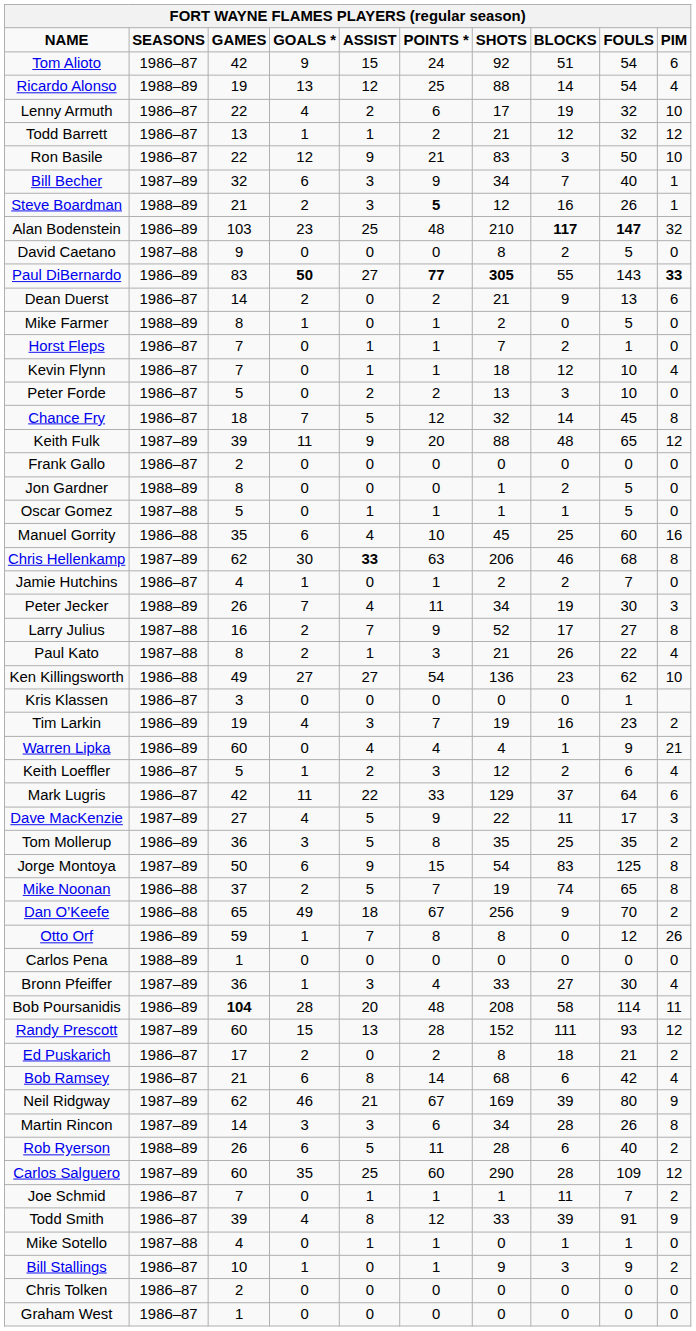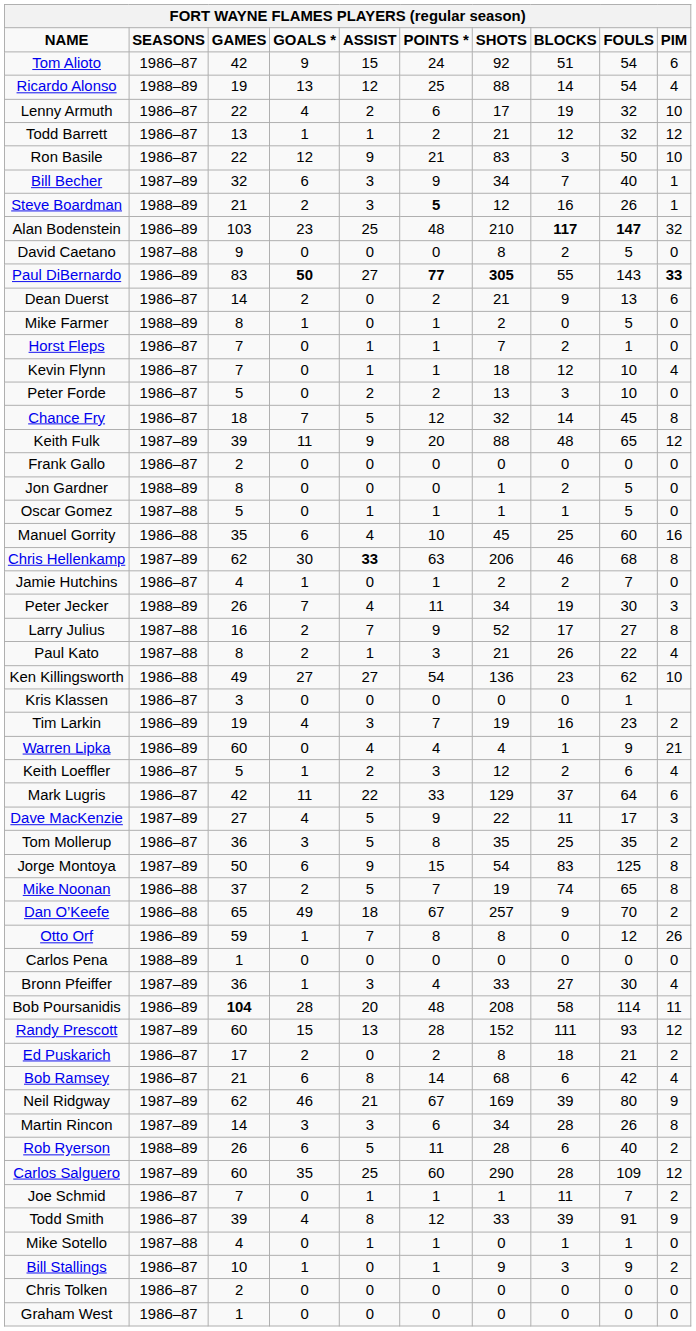(169, 842) 1986–89 -> (169, 842) 1986–87
(501, 913) 256 -> (501, 913) 257
